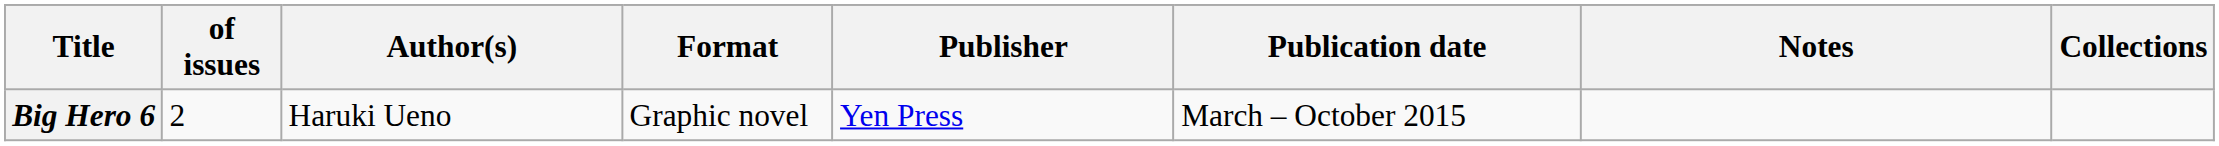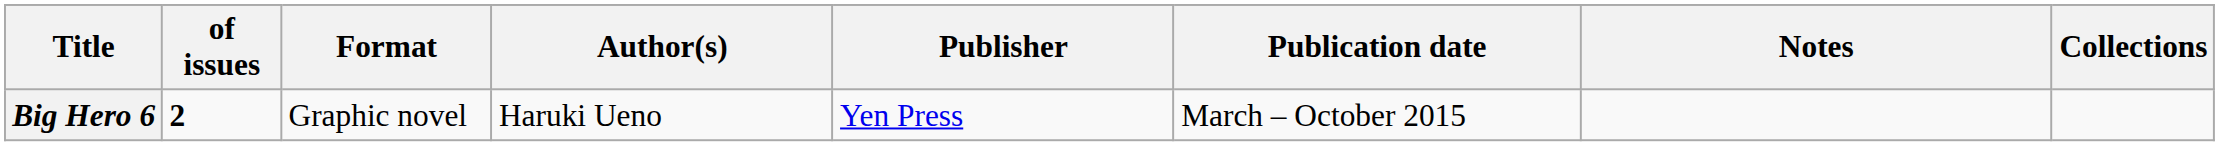columns swapped: (728, 47) <-> (452, 47)
(177, 114) normal -> (177, 114) bold
